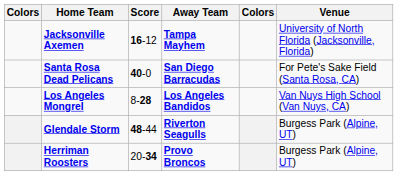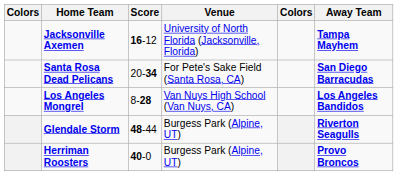columns swapped: (200, 12) <-> (335, 12)
(141, 73) 40-0 -> (144, 73) 20-34
(144, 157) 20-34 -> (141, 157) 40-0
